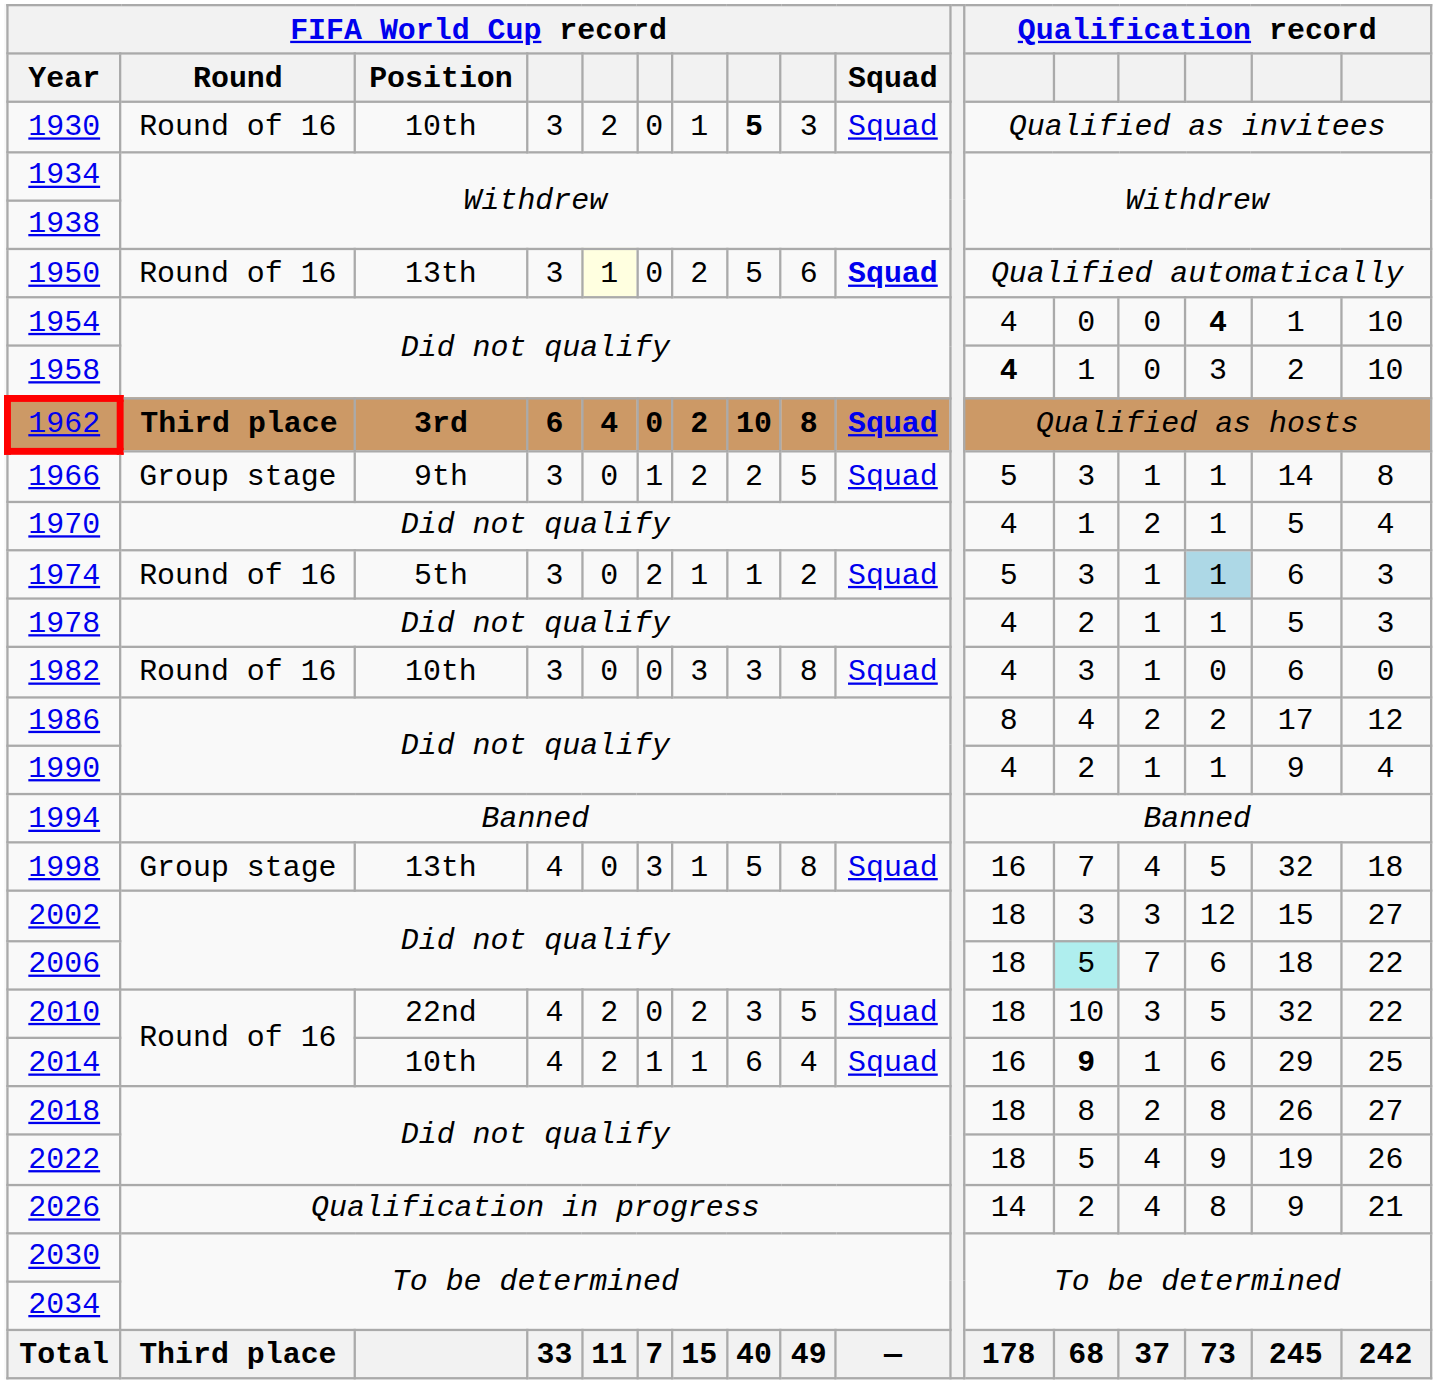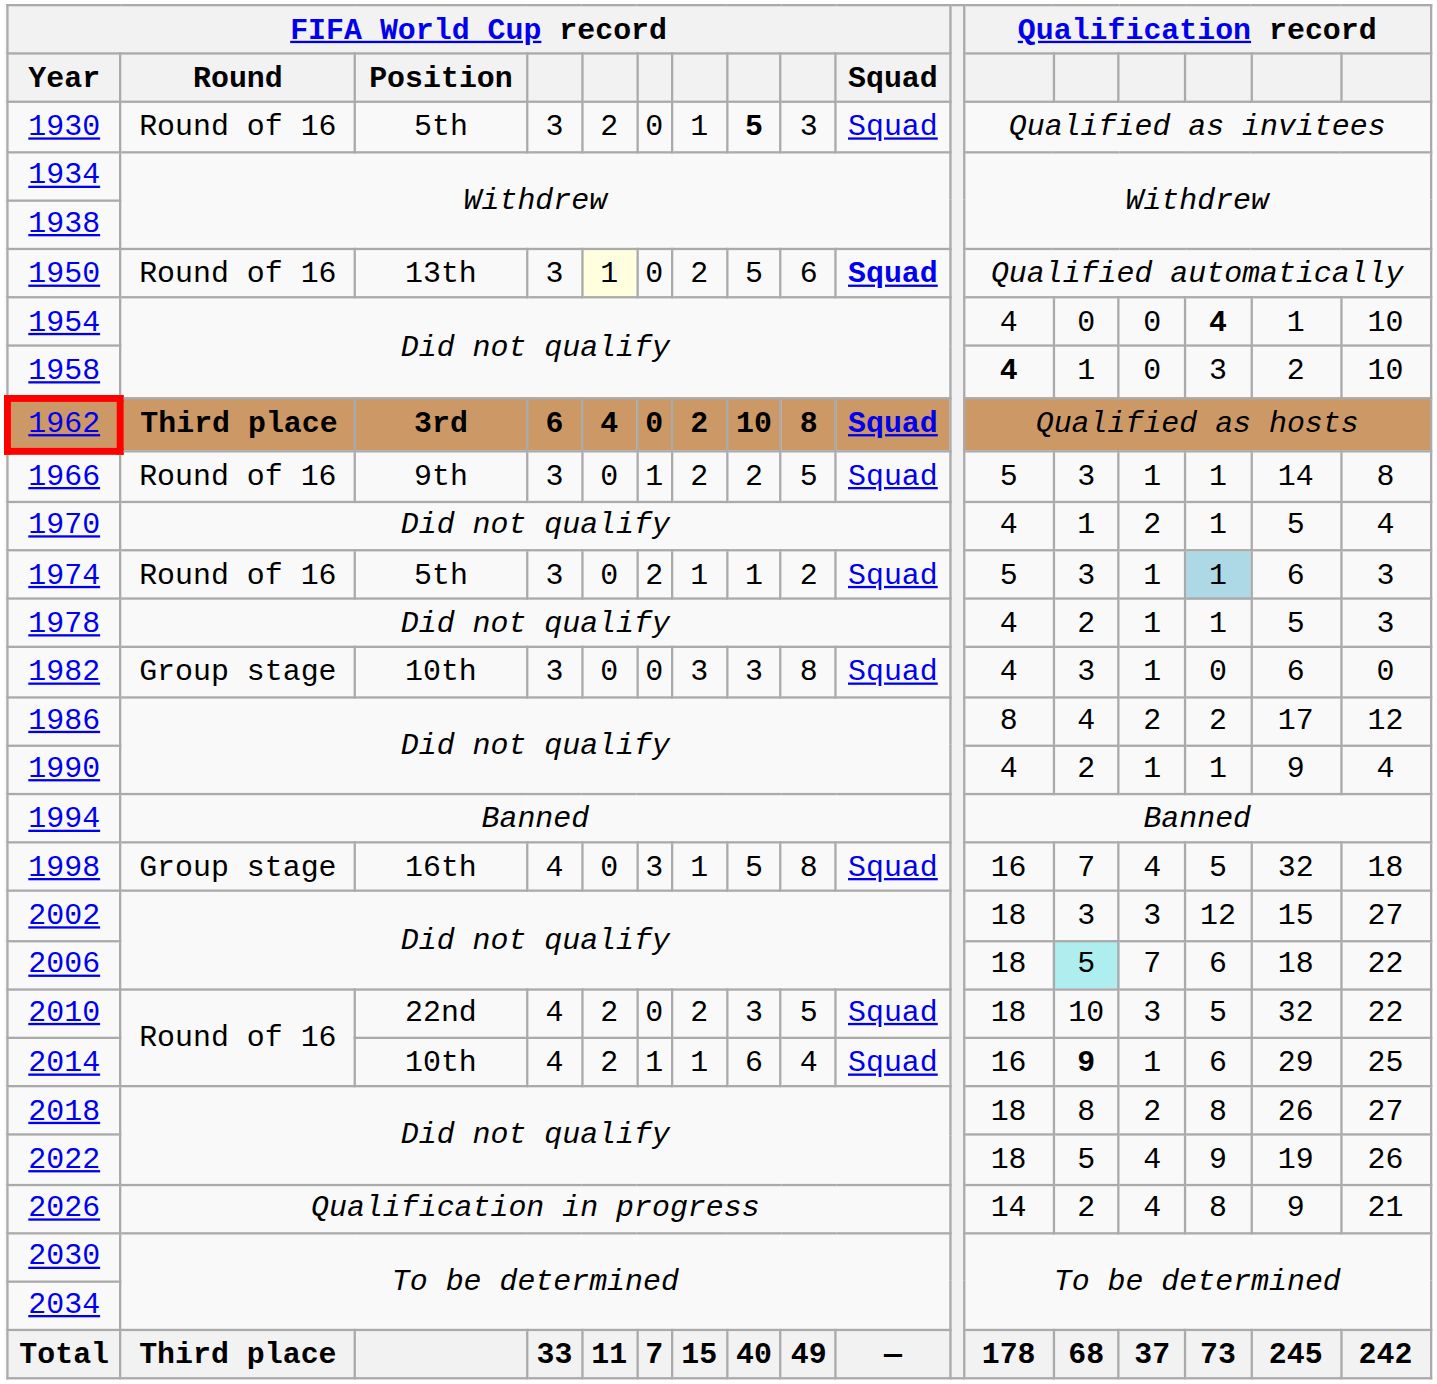(441, 127) 10th -> (441, 127) 5th
(238, 476) Group stage -> (238, 476) Round of 16
(238, 672) Round of 16 -> (238, 672) Group stage
(441, 867) 13th -> (441, 867) 16th
